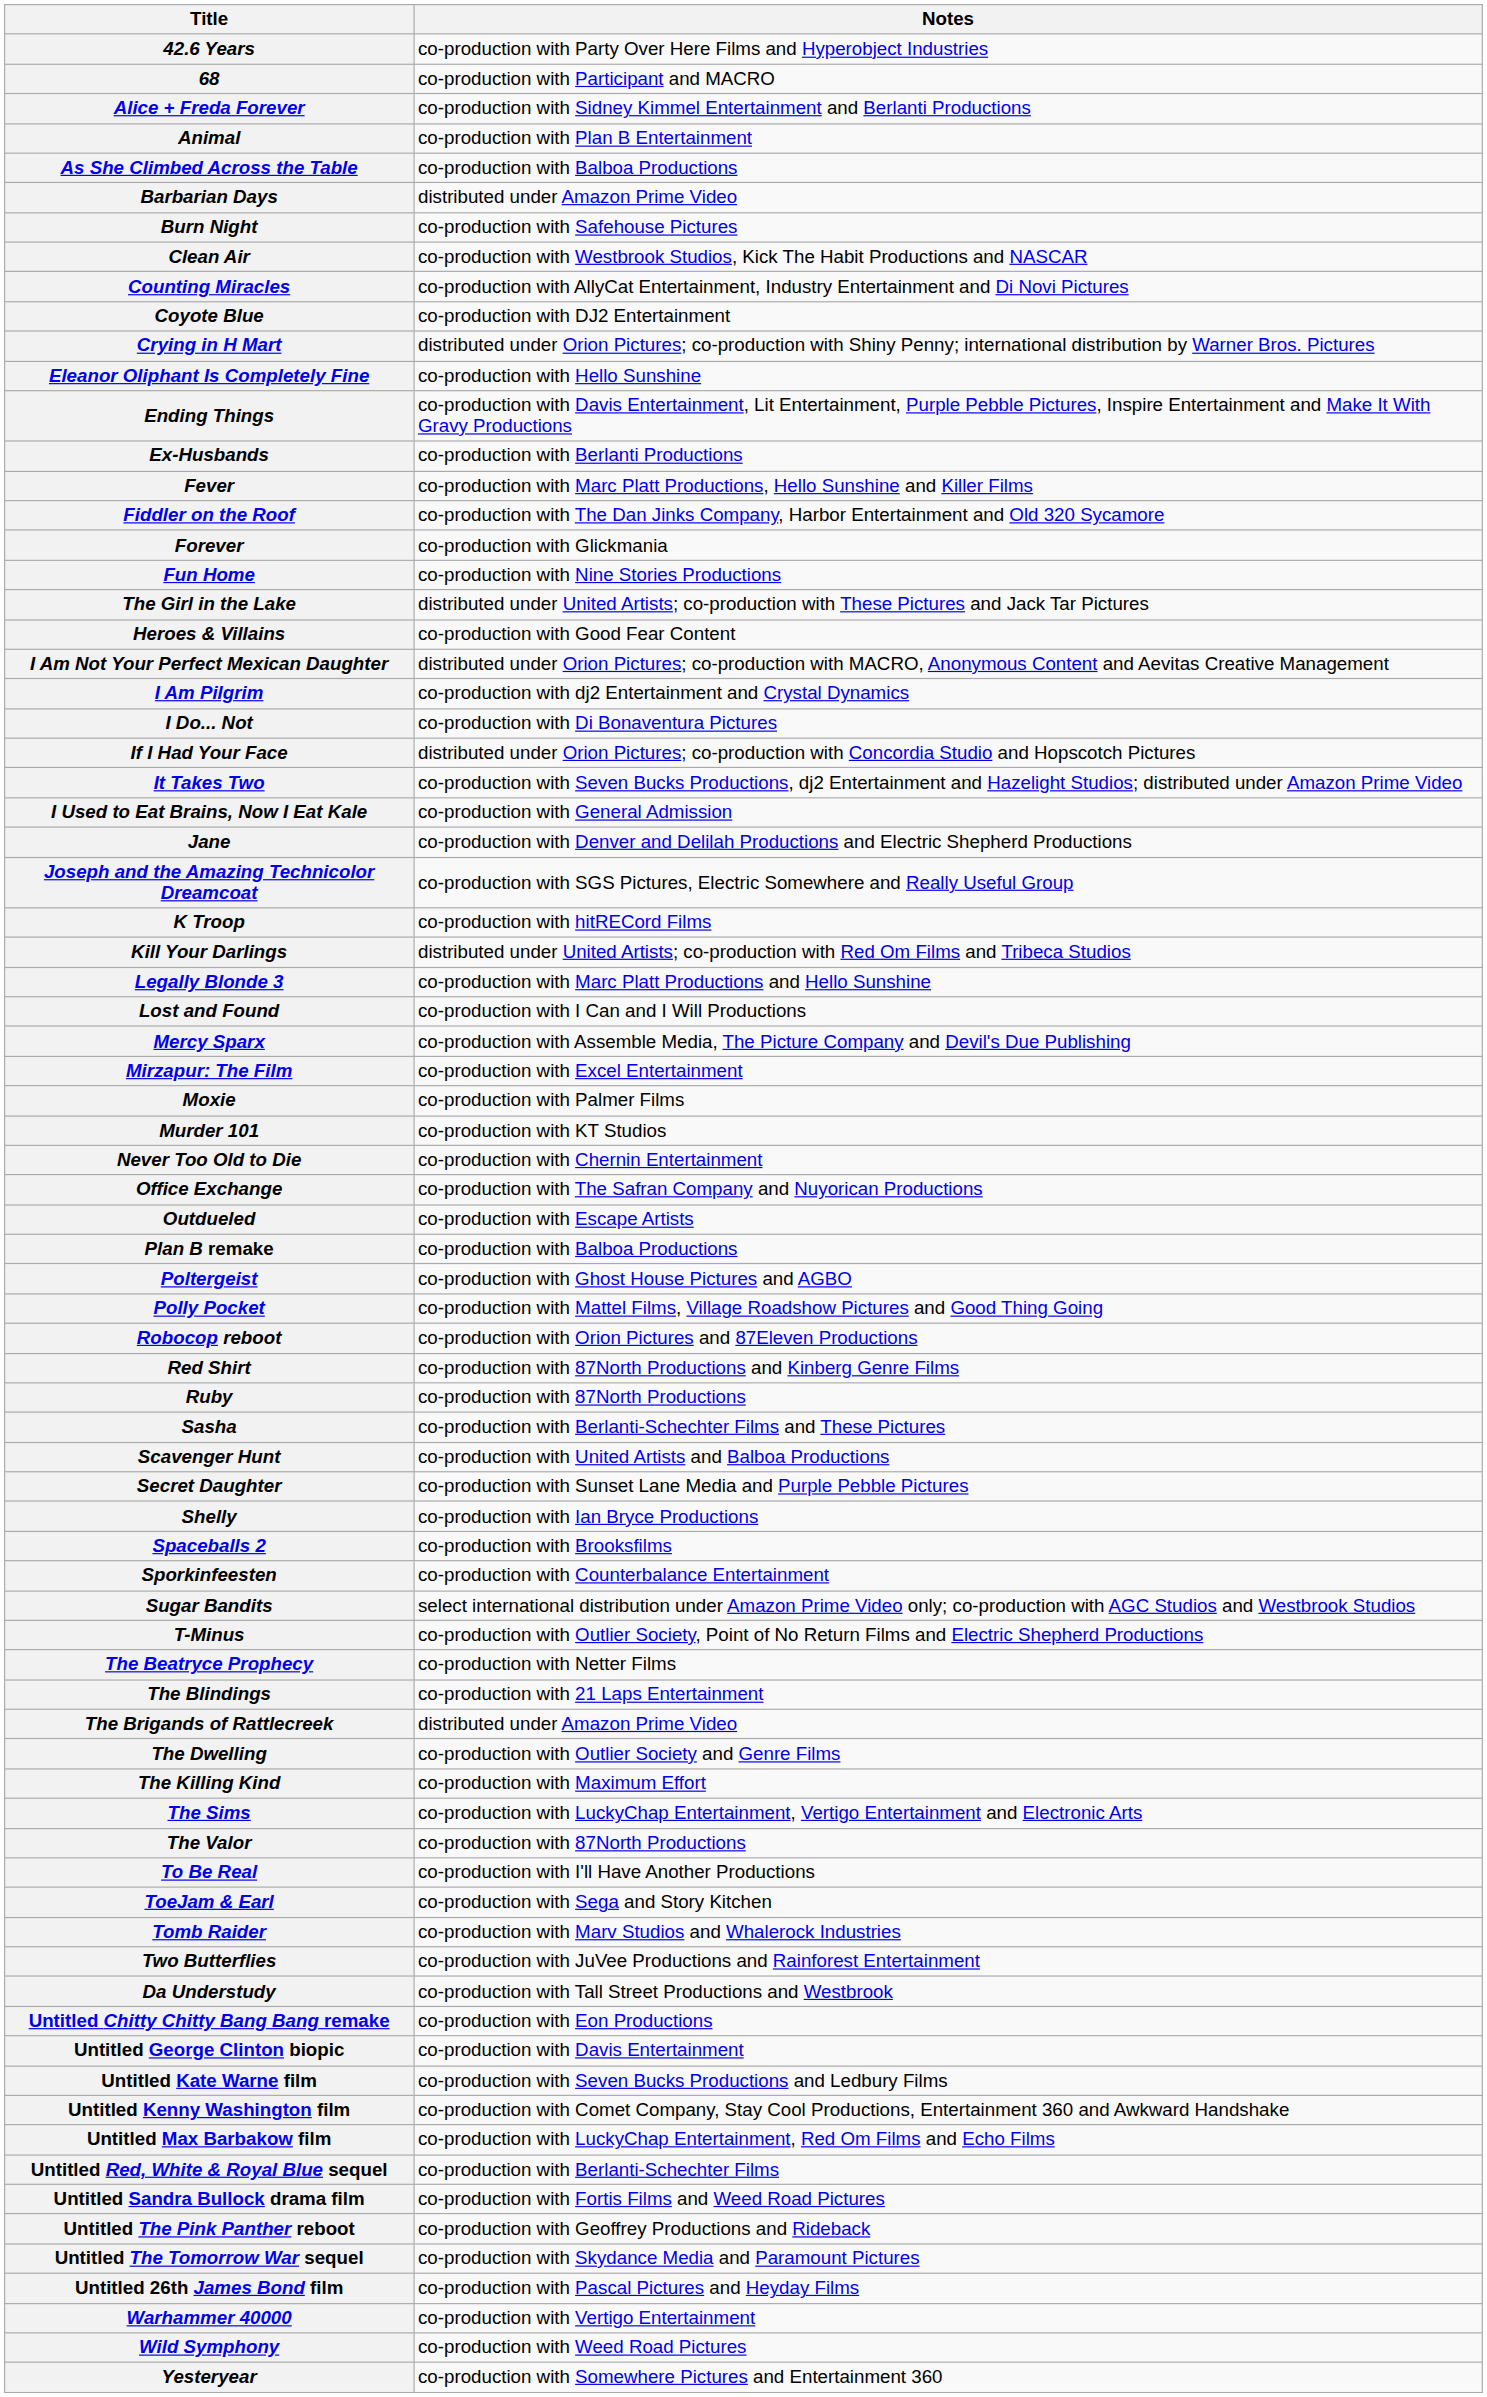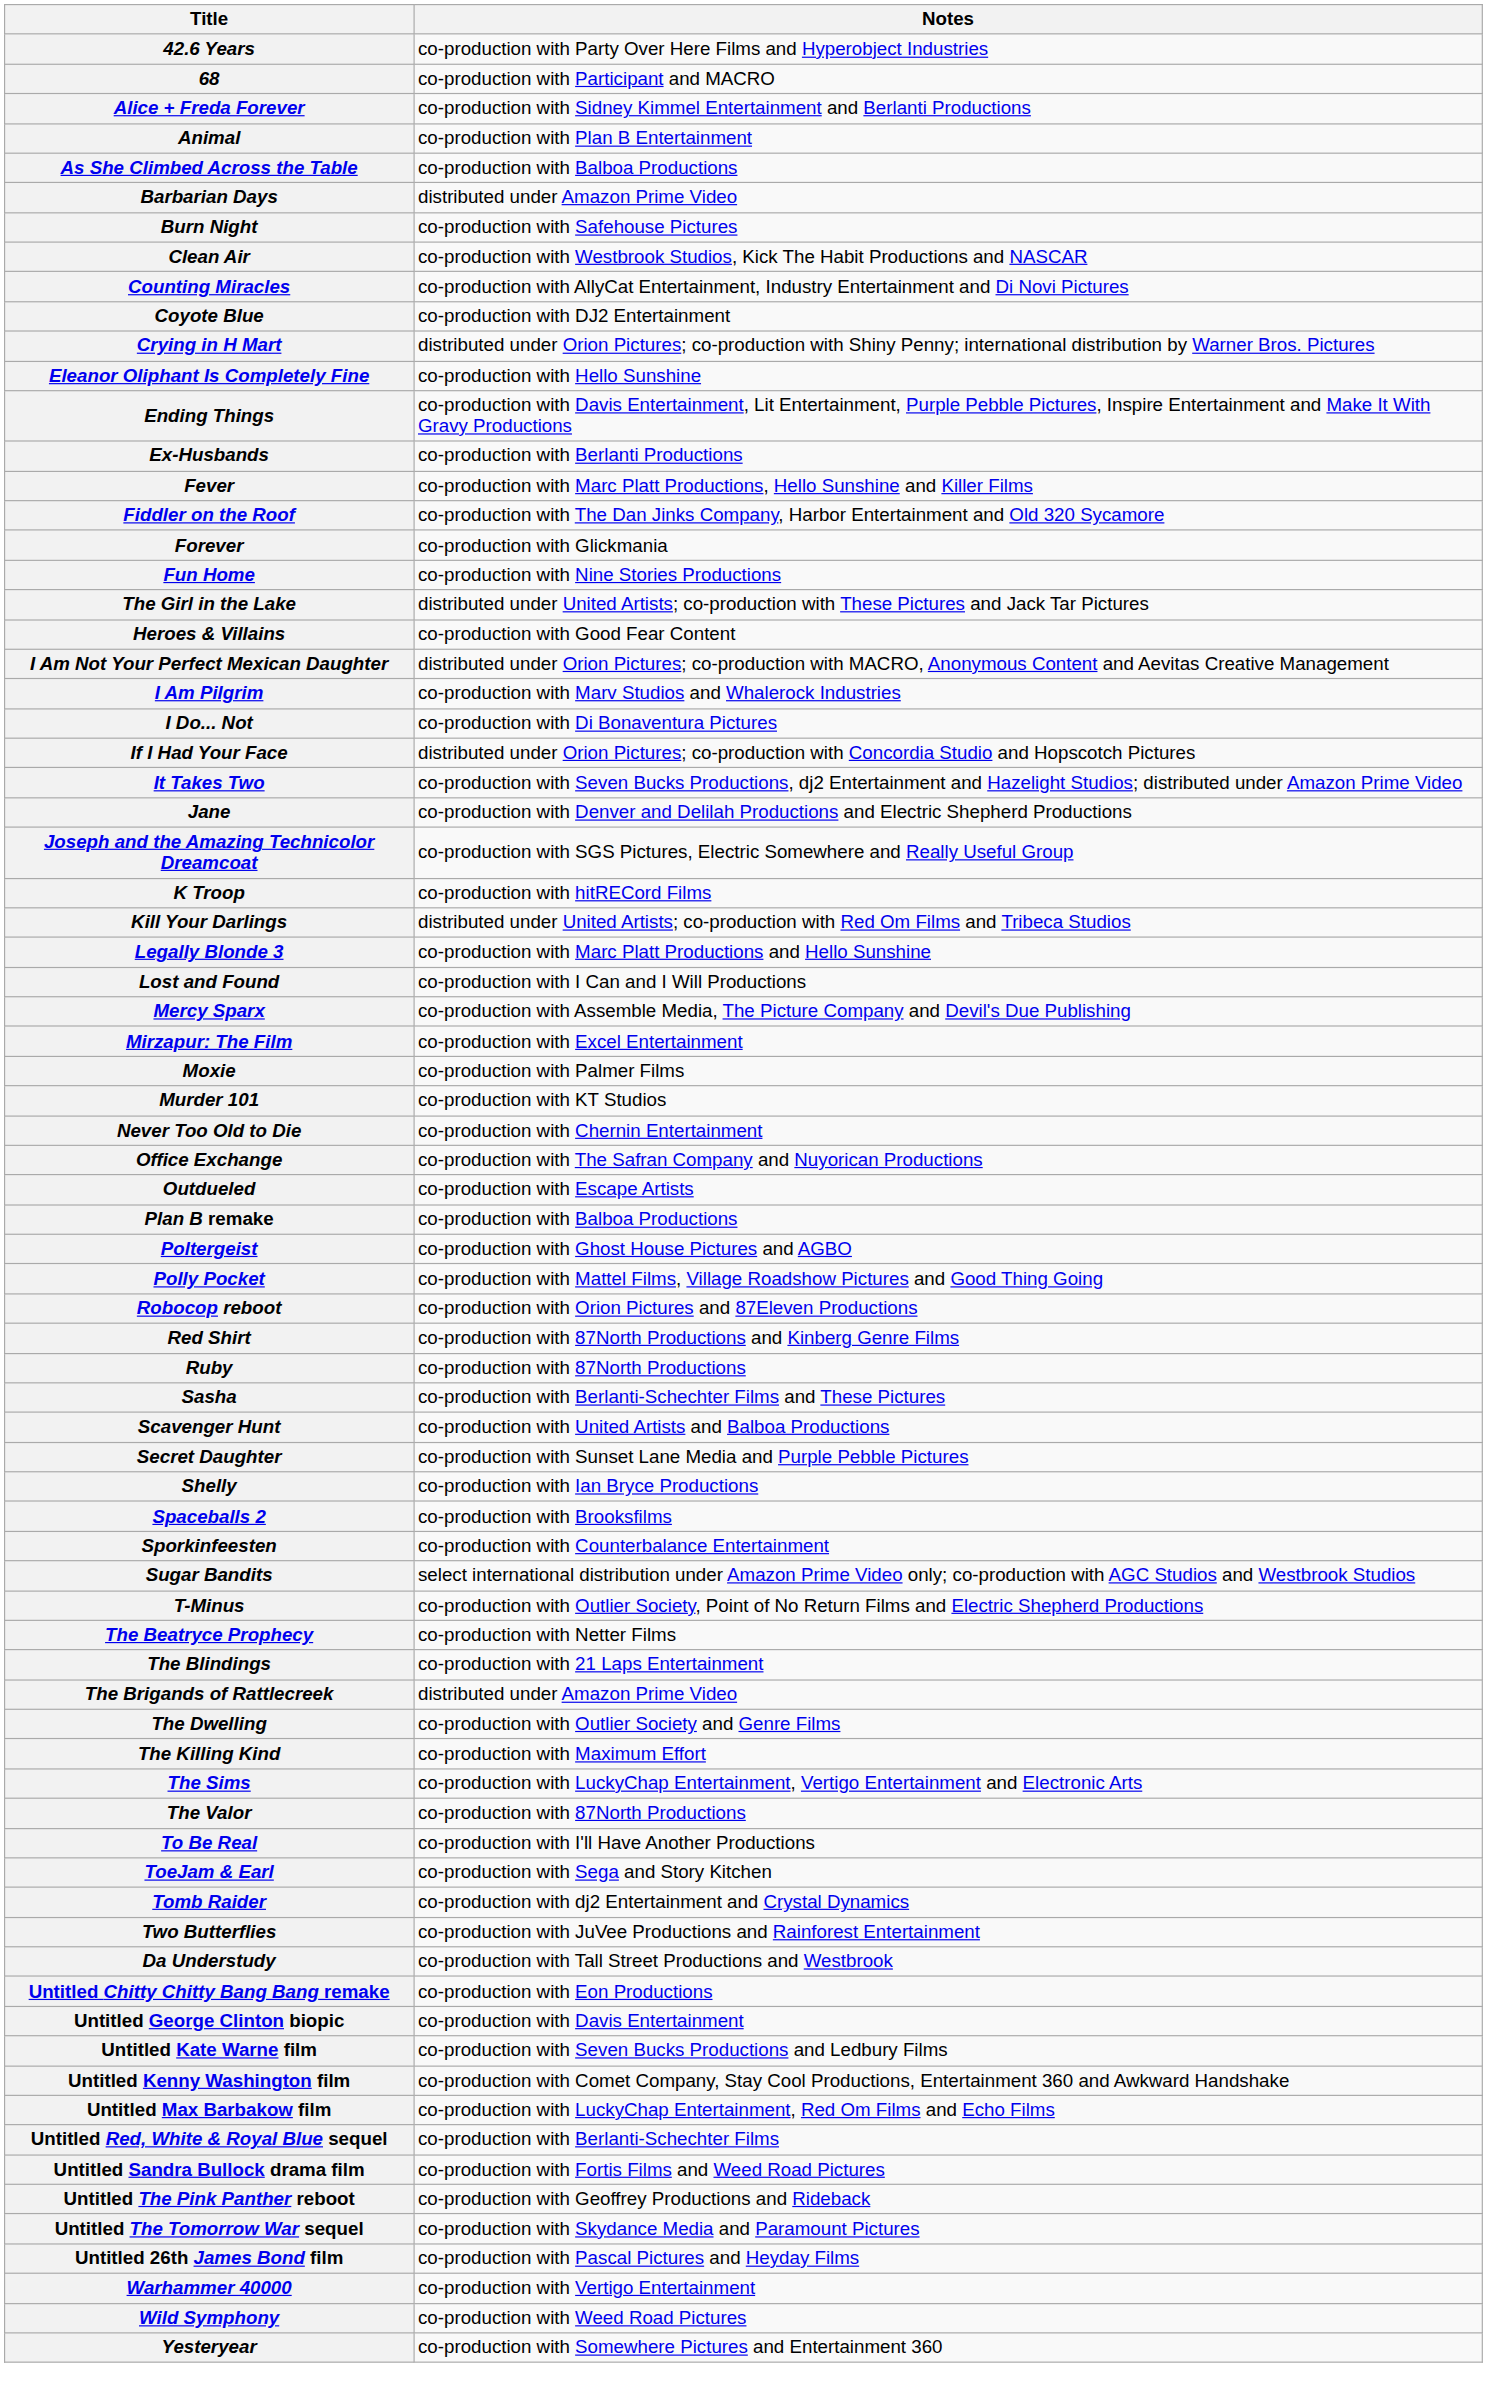(664, 693) co-production with dj2 Entertainment and Crystal Dynamics -> (659, 693) co-production with Marv Studios and Whalerock Industries
- row: (209, 812)
(659, 1931) co-production with Marv Studios and Whalerock Industries -> (664, 1902) co-production with dj2 Entertainment and Crystal Dynamics
